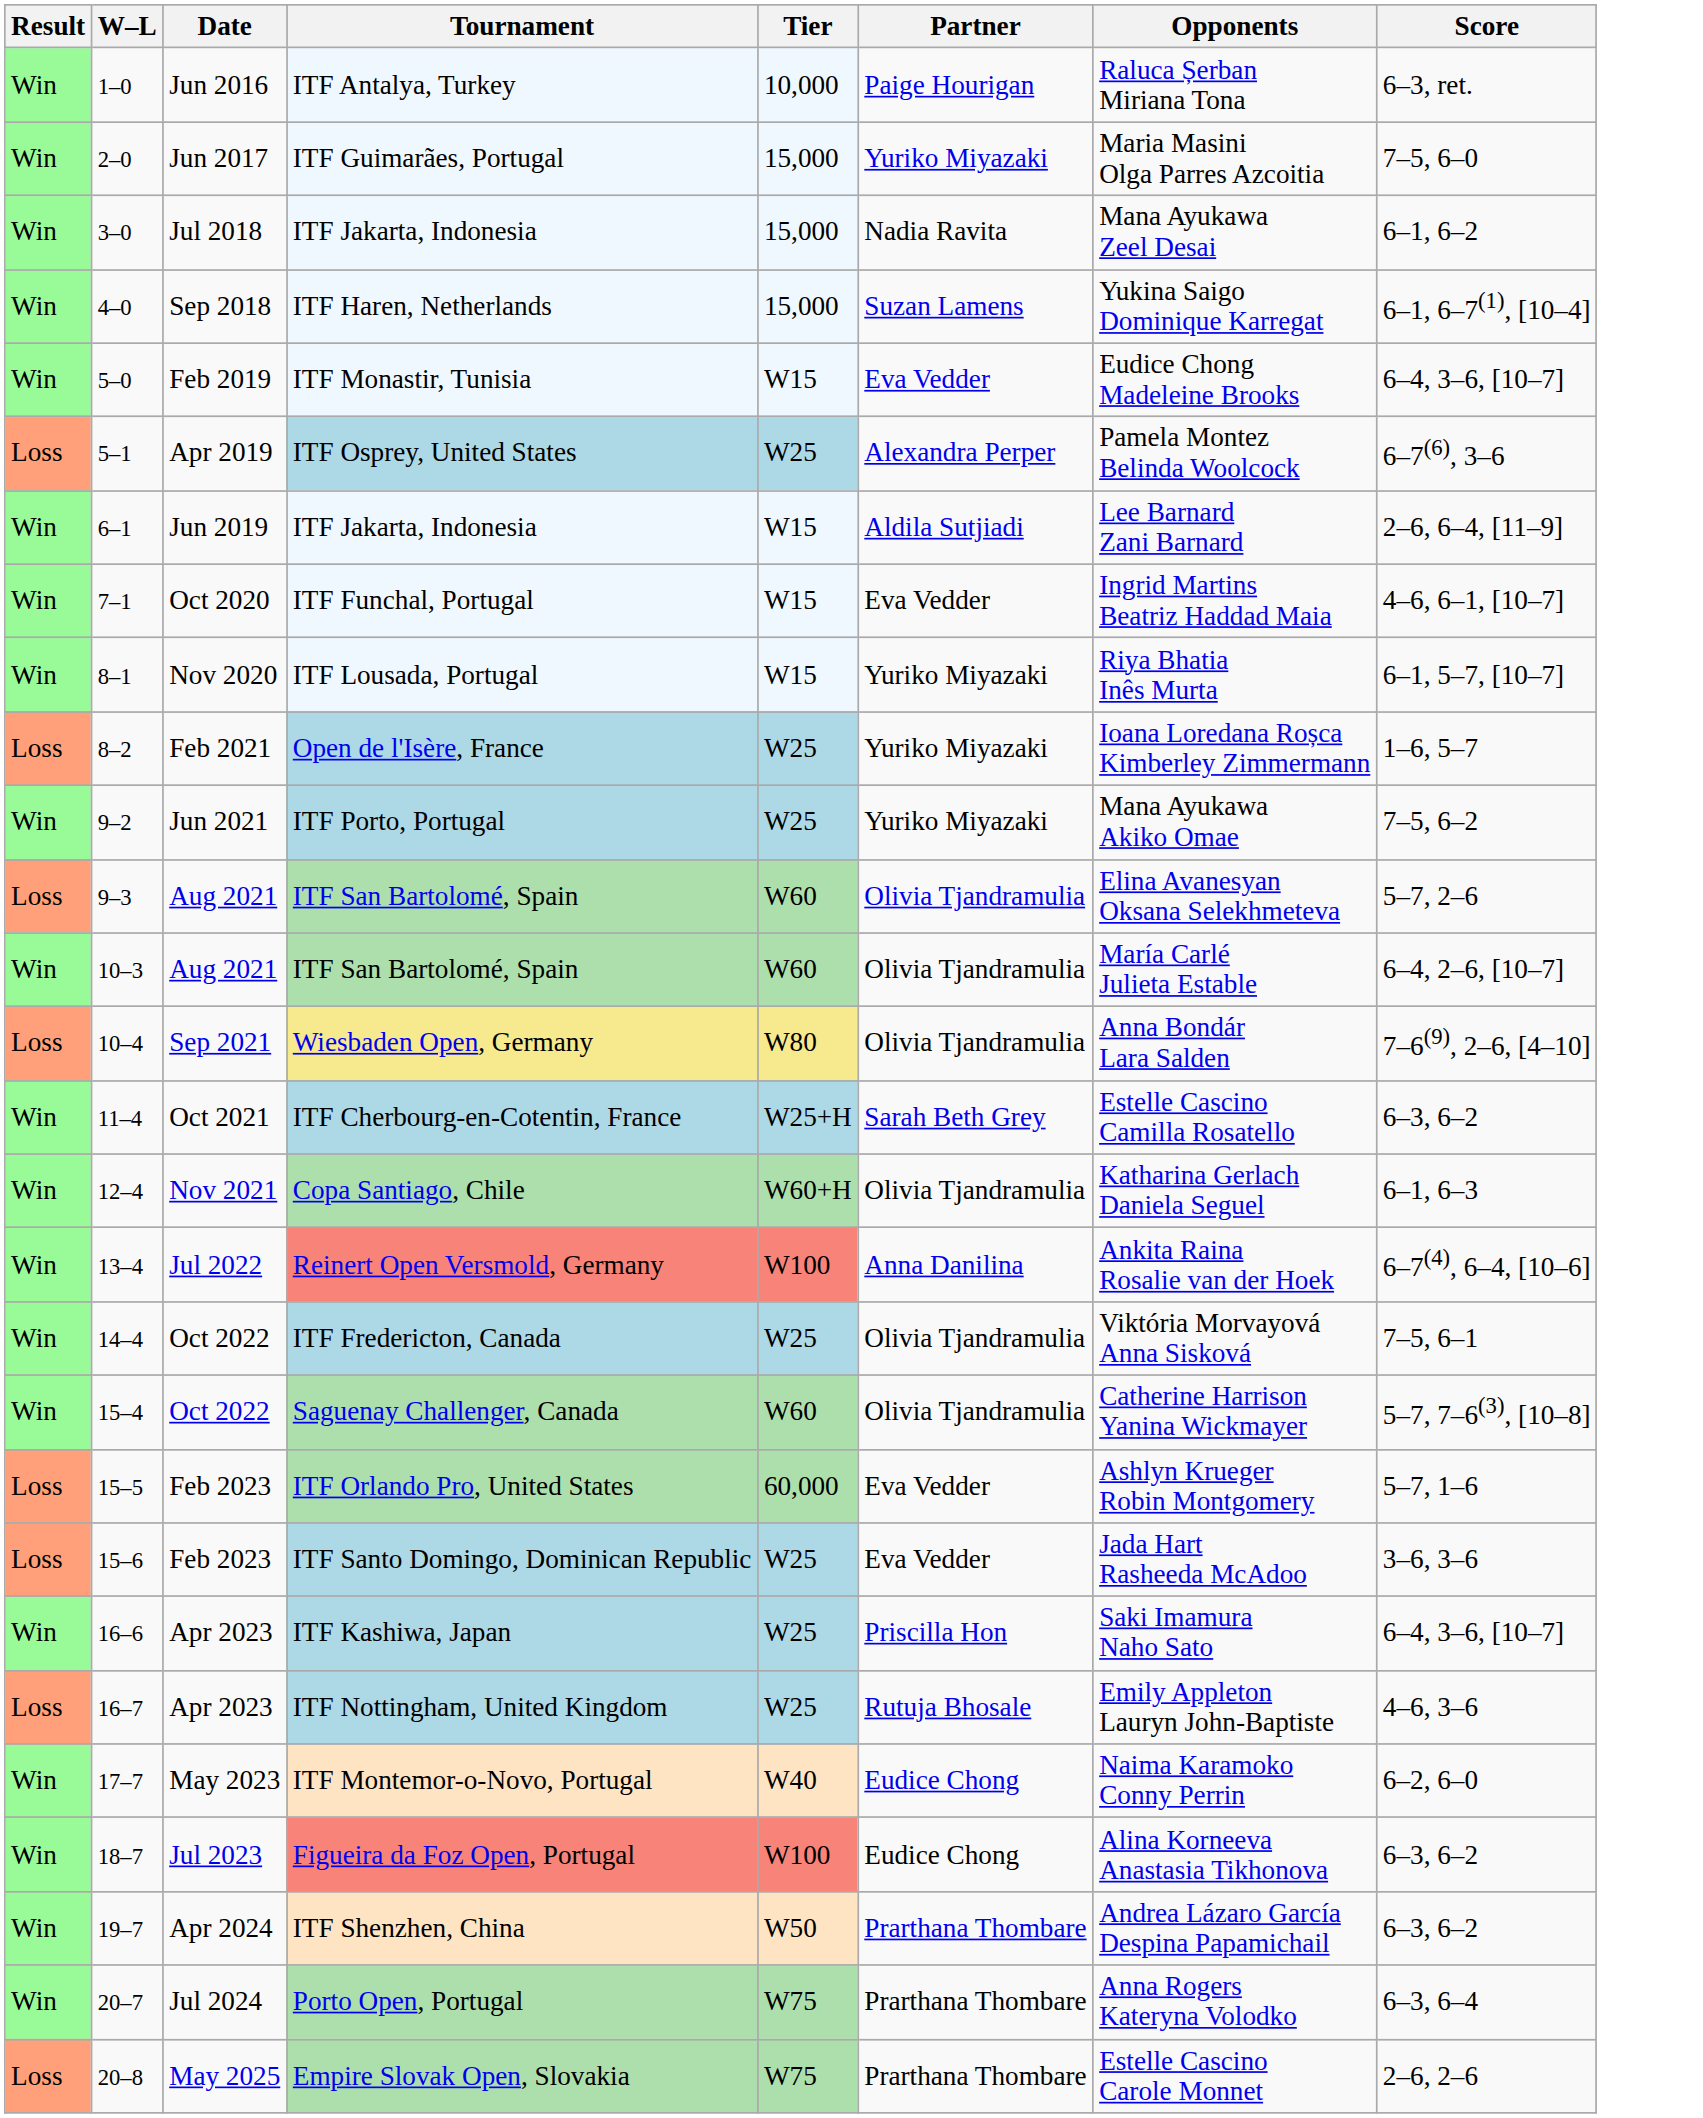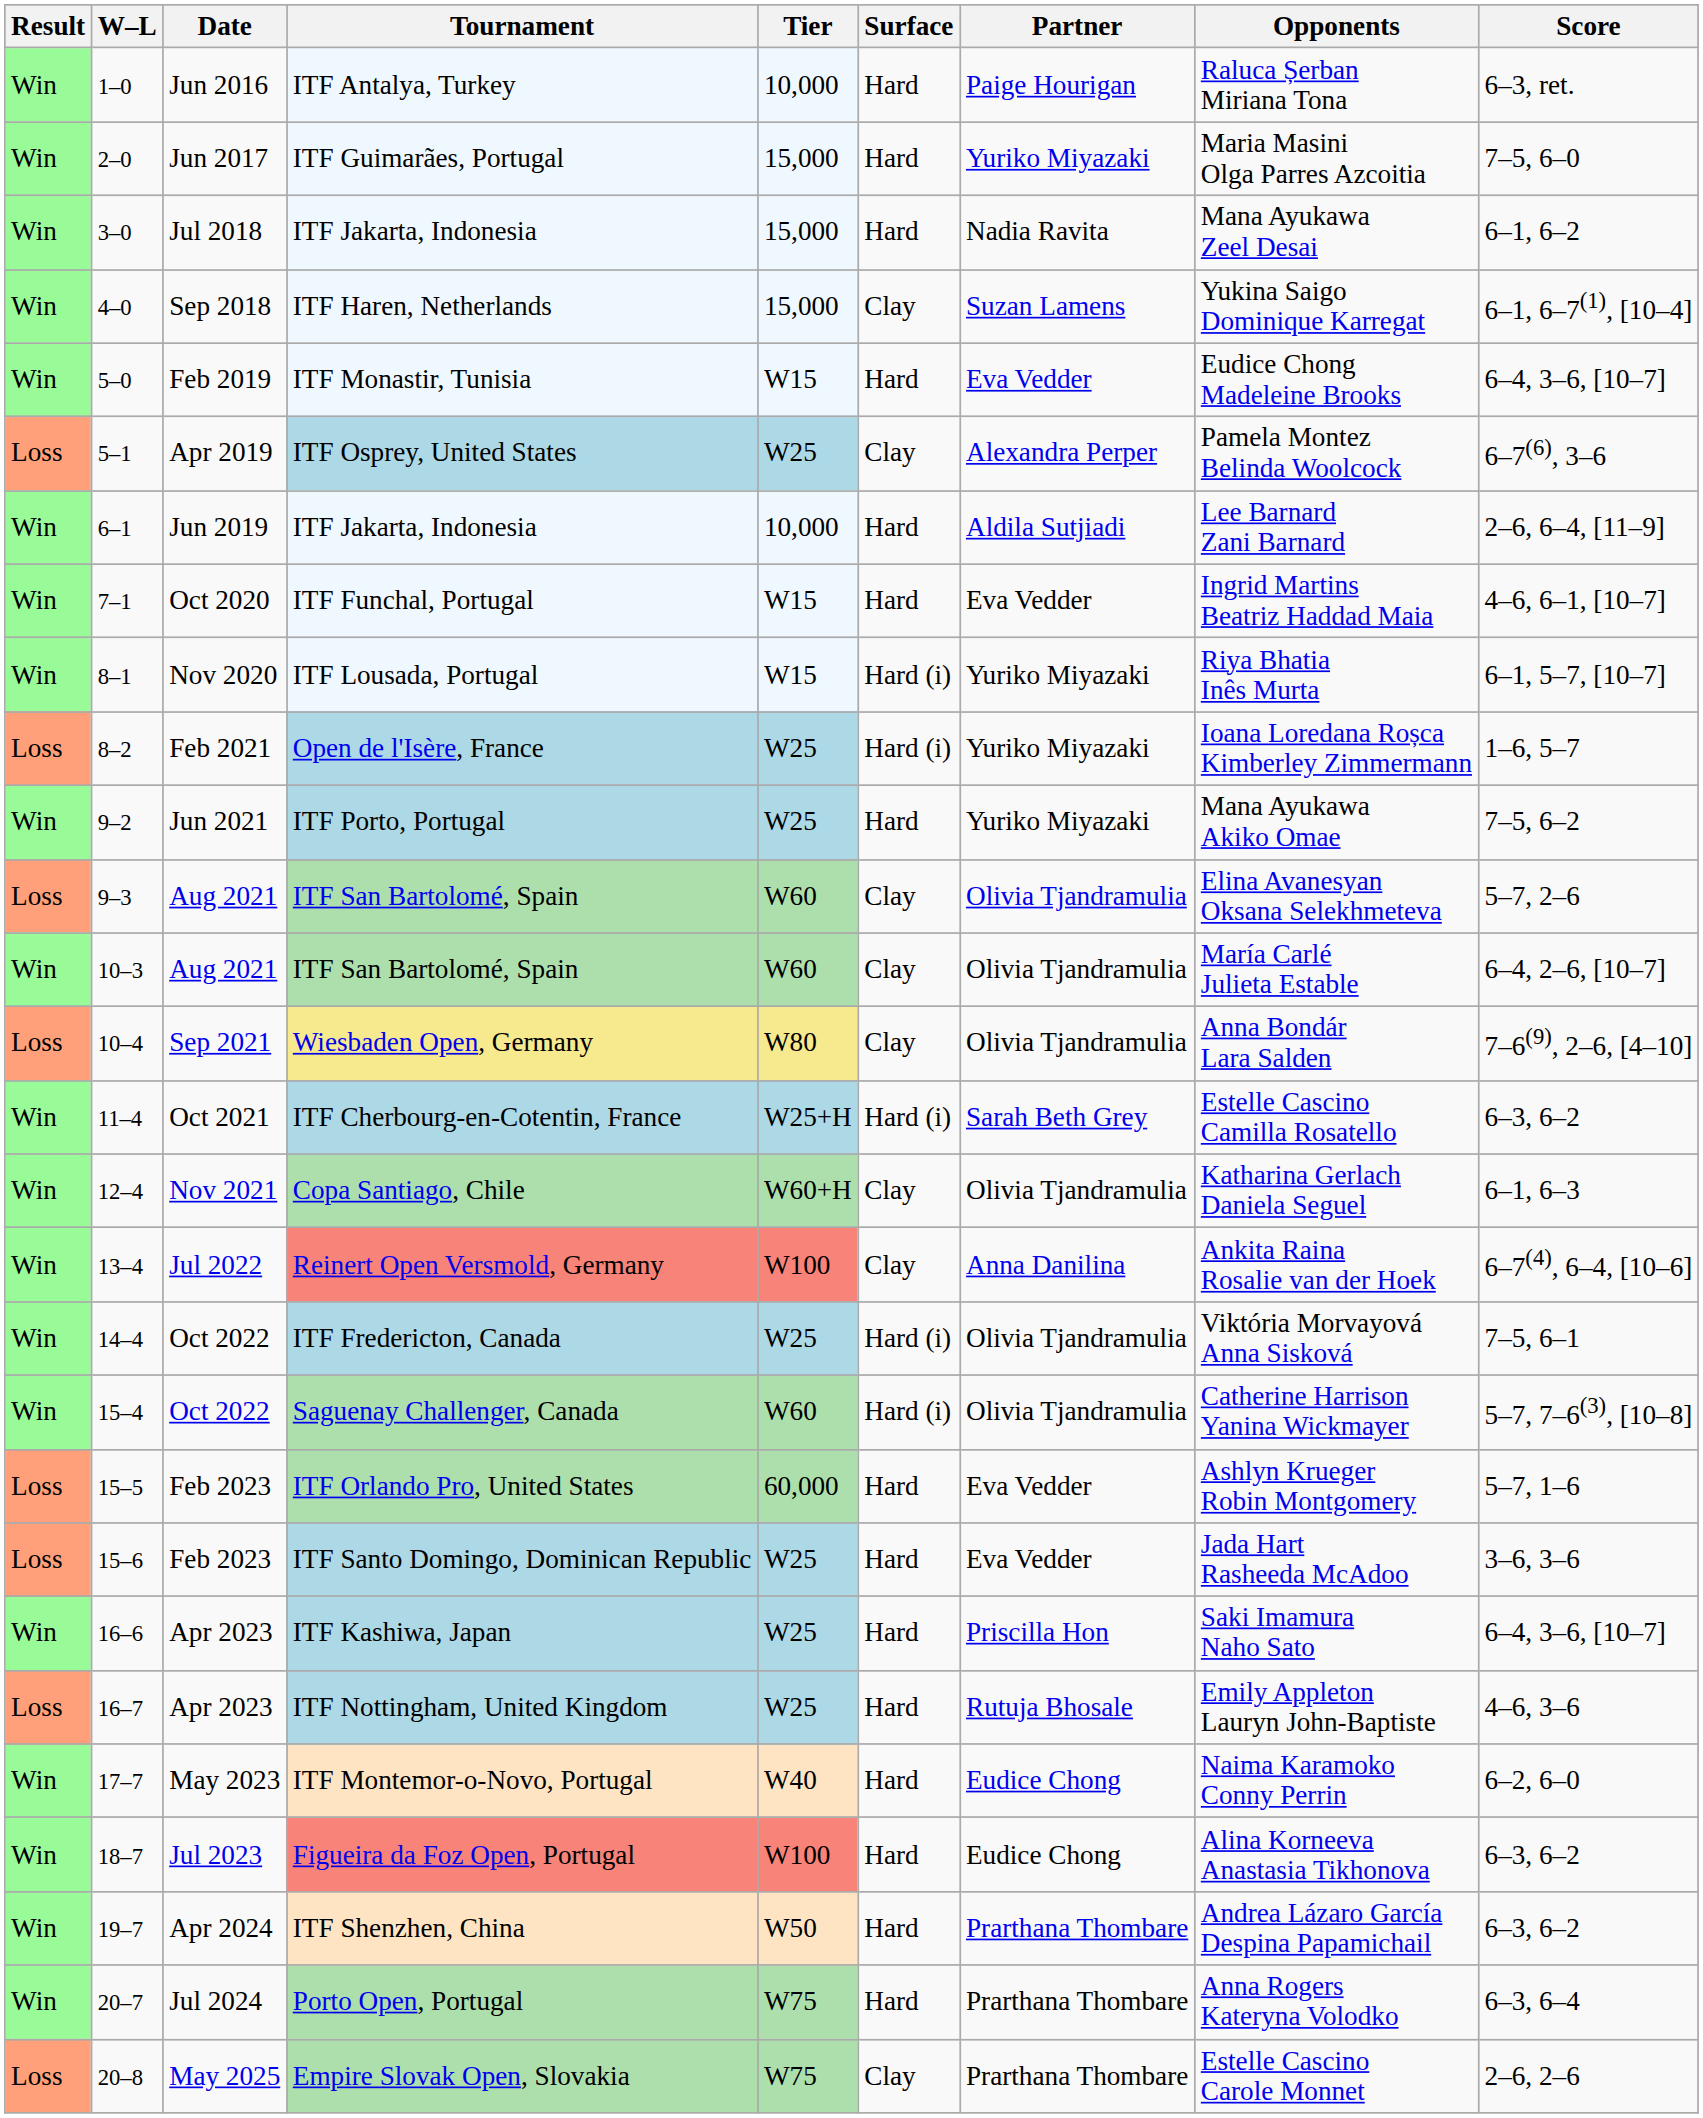+ column: (909, 26)
(790, 526) W15 -> (801, 526) 10,000
